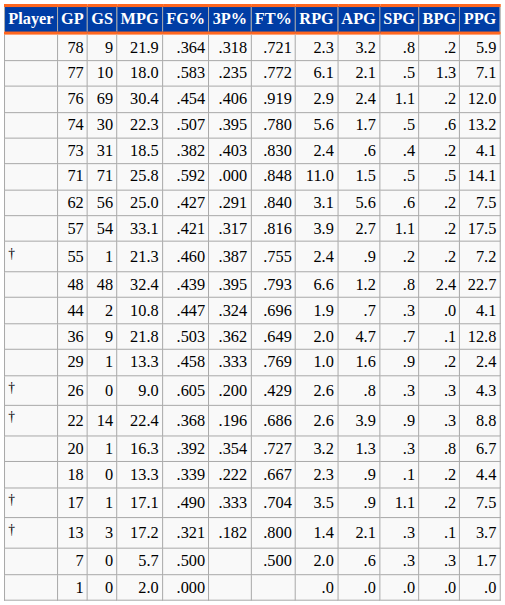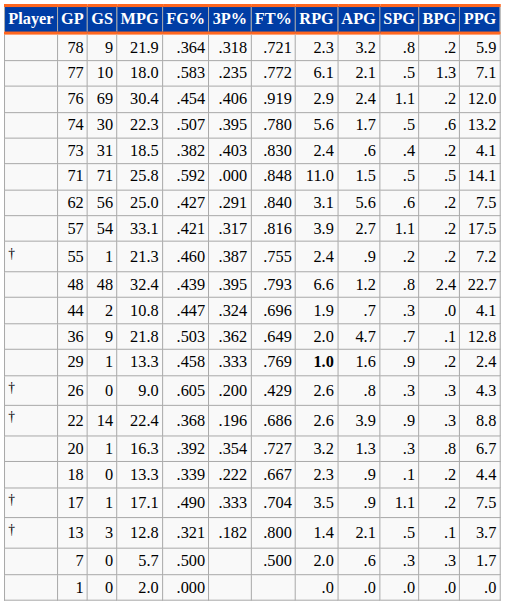(324, 362) normal -> (324, 362) bold
(144, 533) 17.2 -> (144, 533) 12.8
(409, 533) .3 -> (409, 533) .5
